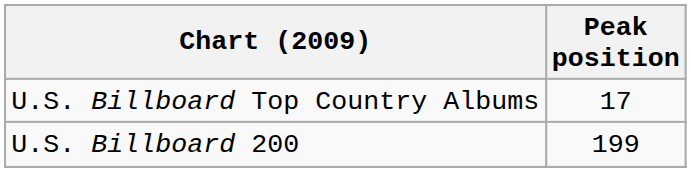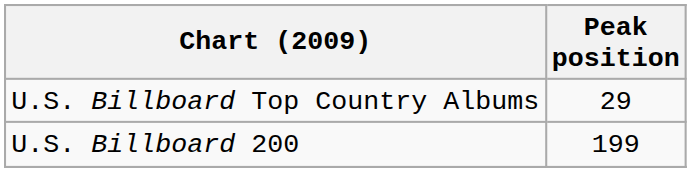(616, 101) 17 -> (616, 101) 29
